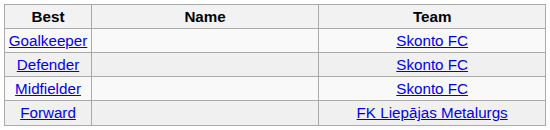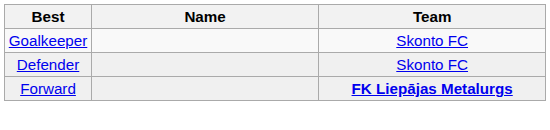- row: (48, 89)
(432, 113) normal -> (432, 89) bold
